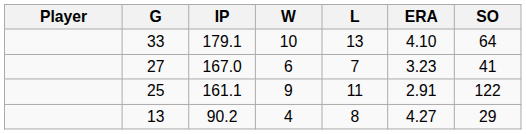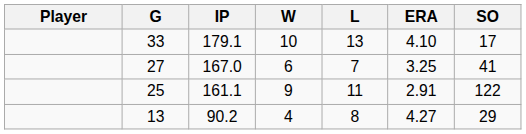(488, 41) 64 -> (488, 41) 17
(421, 66) 3.23 -> (421, 66) 3.25
